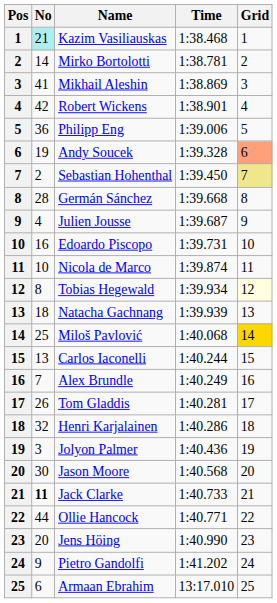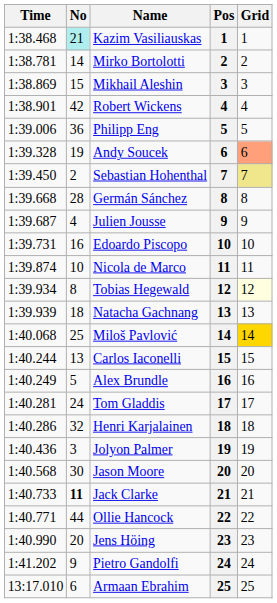columns swapped: (18, 16) <-> (206, 16)
(42, 84) 41 -> (77, 84) 15
(38, 381) 7 -> (73, 381) 5
(42, 403) 26 -> (77, 403) 24
